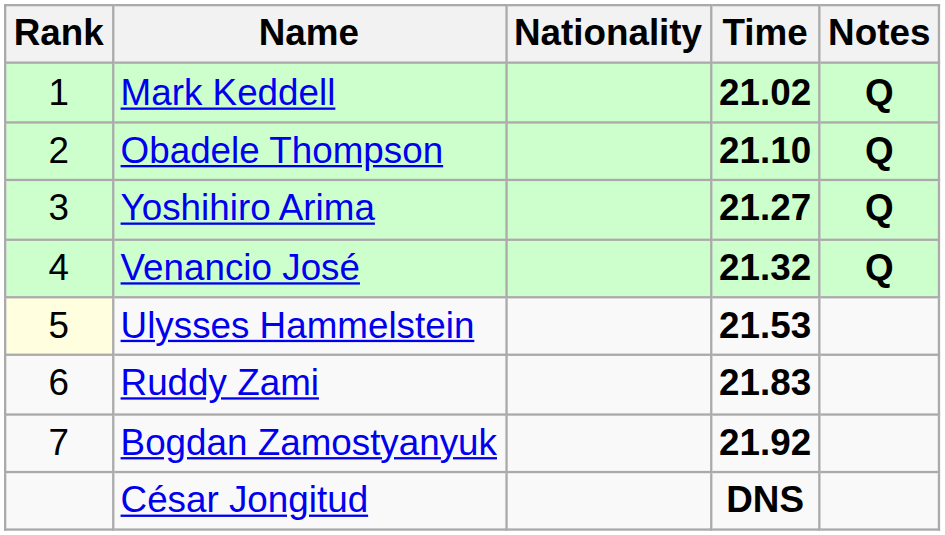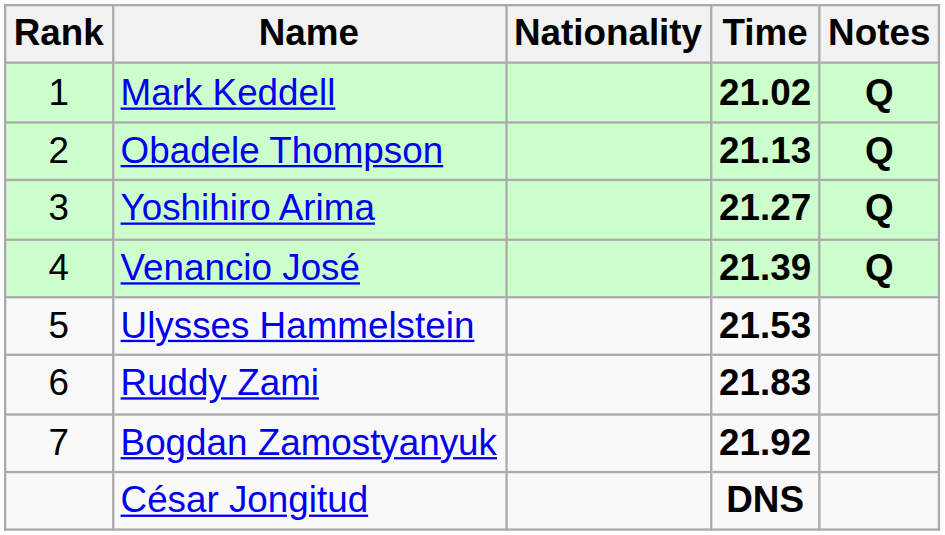(765, 150) 21.10 -> (765, 150) 21.13
(765, 267) 21.32 -> (765, 267) 21.39
(59, 325) lightyellow background -> (59, 325) no background
